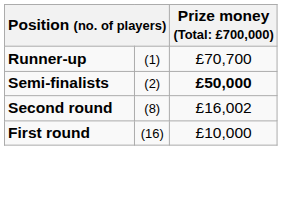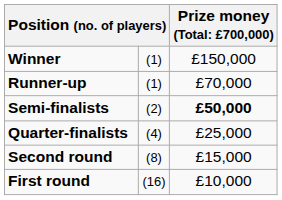+ row: (34, 58)
(224, 58) £70,700 -> (224, 83) £70,000
+ row: (68, 132)
(224, 108) £16,002 -> (224, 157) £15,000
